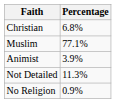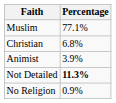rows swapped: (25, 28) <-> (22, 43)
(75, 75) normal -> (76, 75) bold
